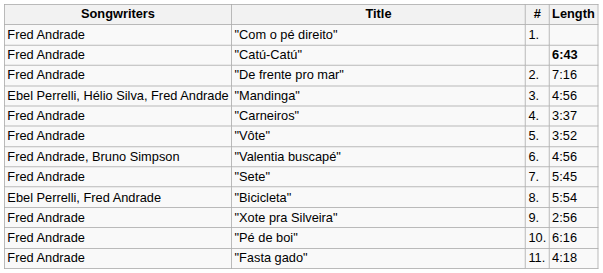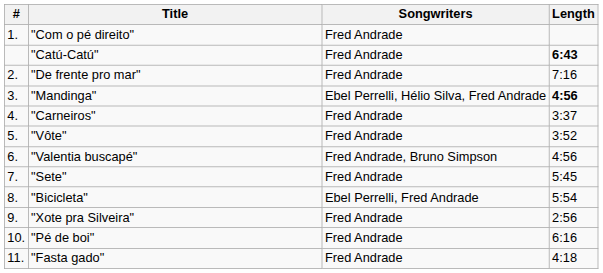columns swapped: (537, 14) <-> (118, 14)
(565, 95) normal -> (565, 95) bold
